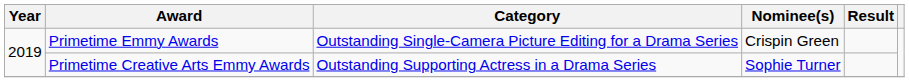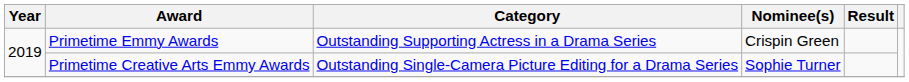(527, 40) Outstanding Single-Camera Picture Editing for a Drama Series -> (486, 40) Outstanding Supporting Actress in a Drama Series
(486, 64) Outstanding Supporting Actress in a Drama Series -> (527, 64) Outstanding Single-Camera Picture Editing for a Drama Series
